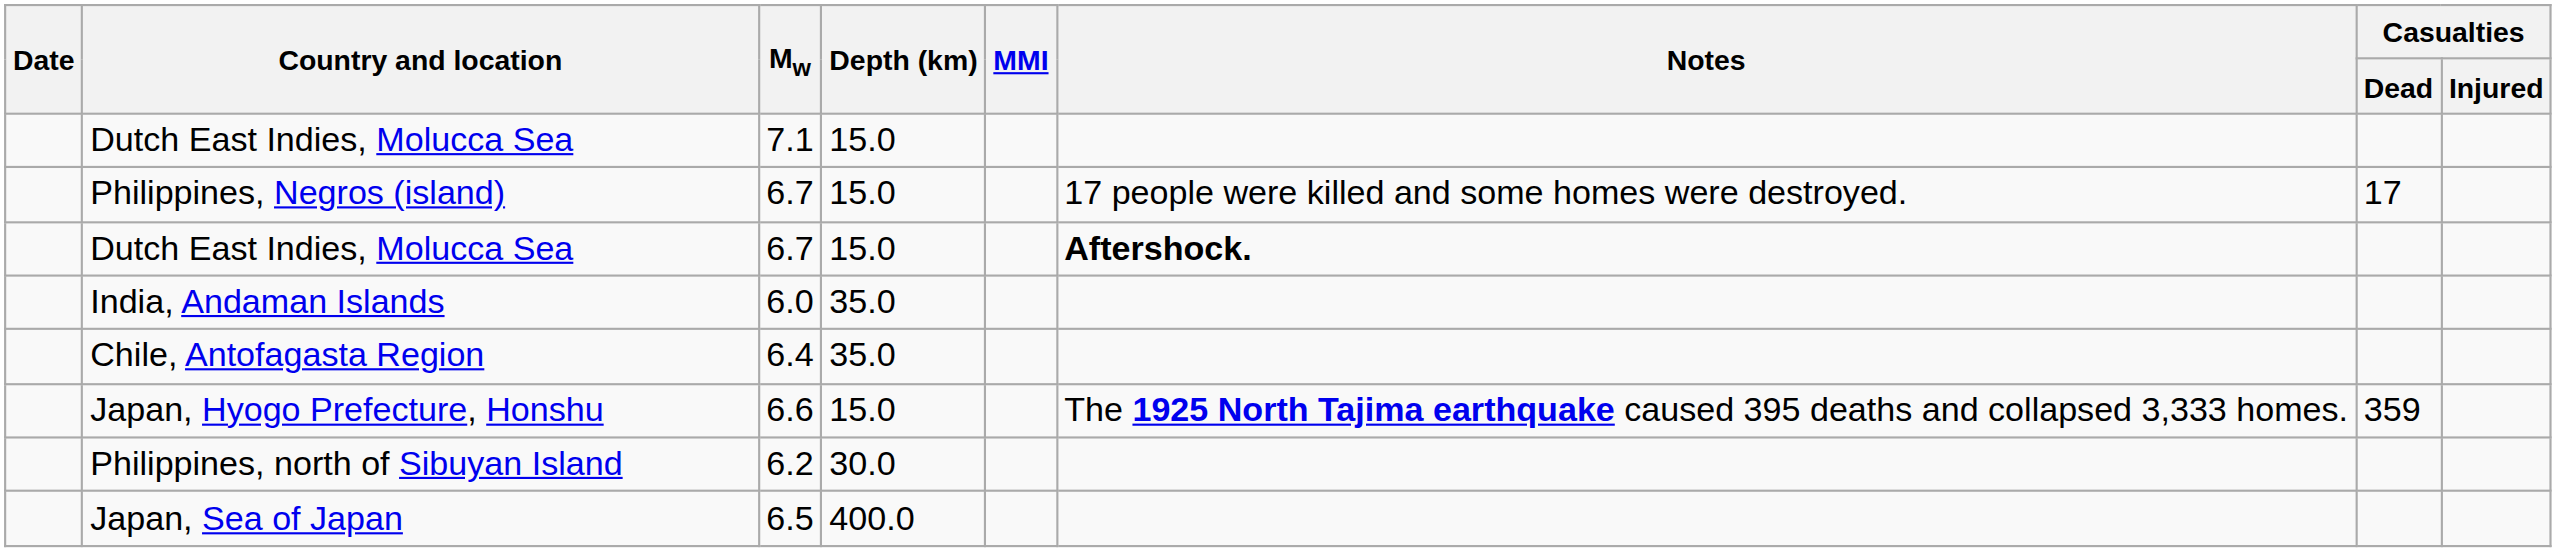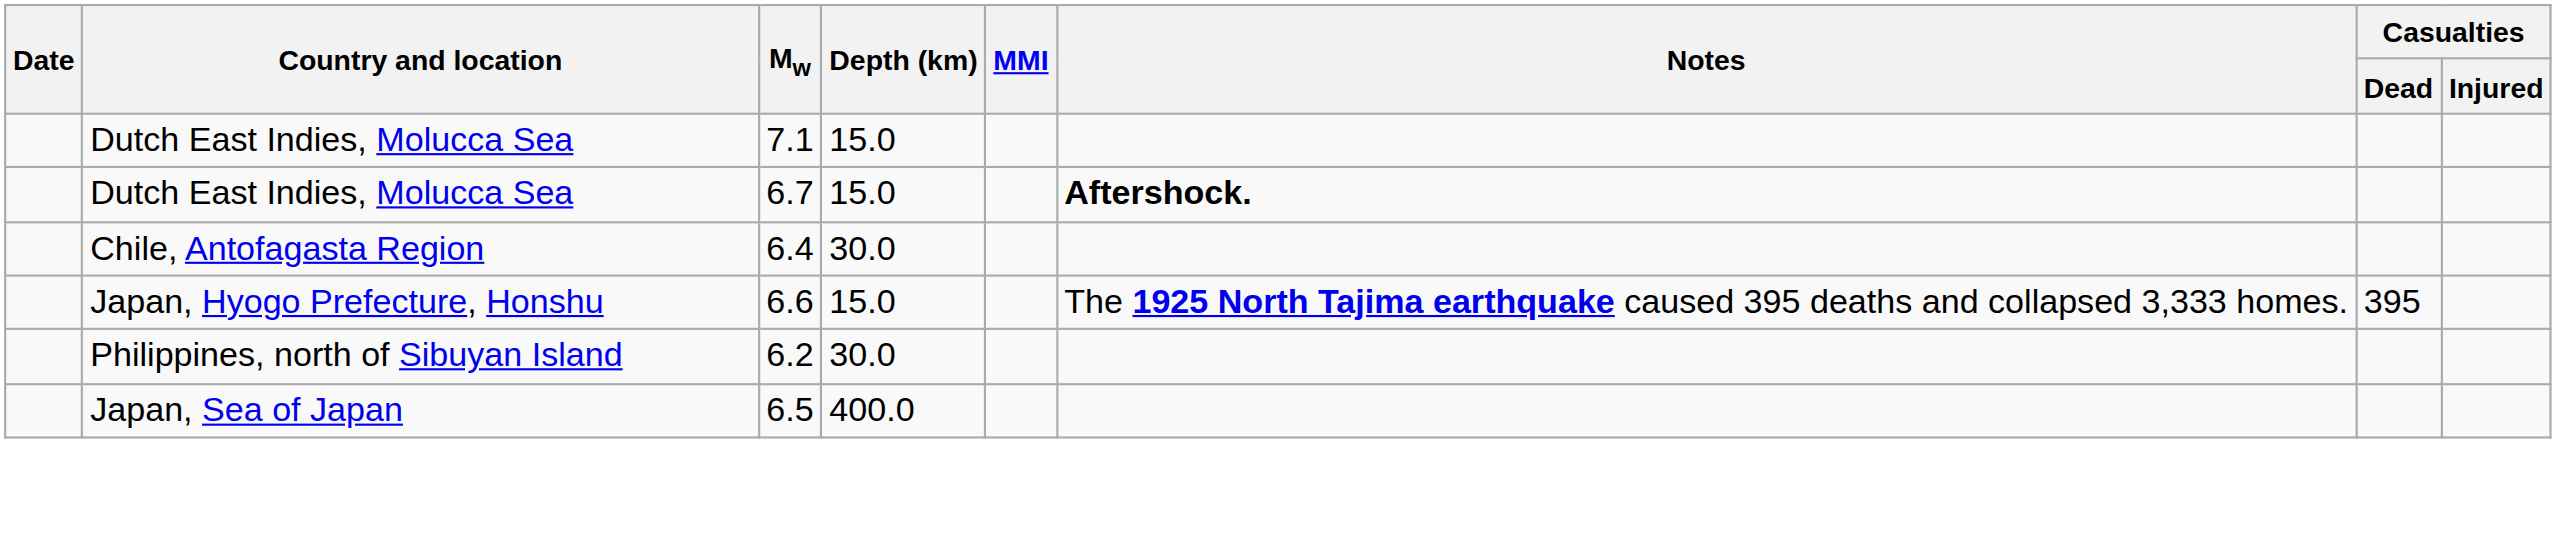- row: (298, 193)
- row: (267, 301)
(863, 355) 35.0 -> (863, 247) 30.0
(2392, 409) 359 -> (2392, 301) 395
